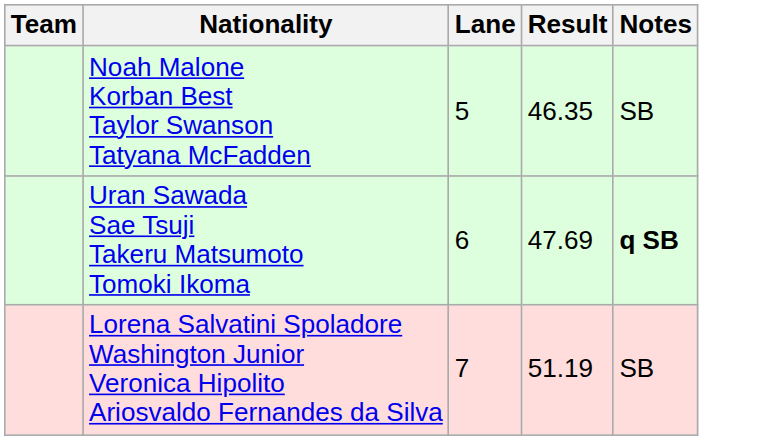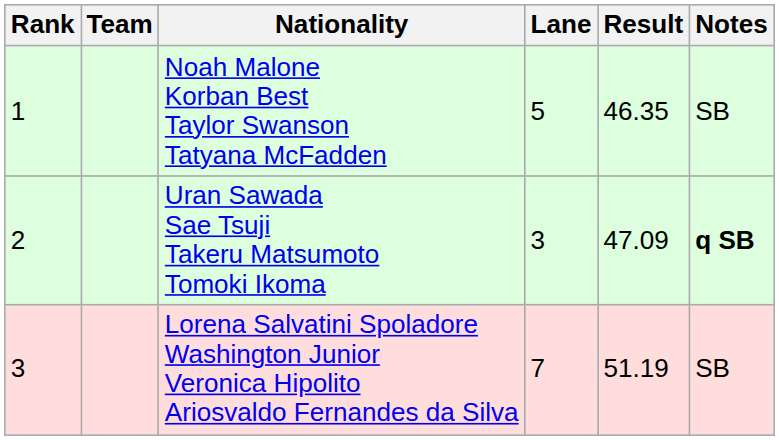+ column: (43, 25)
(462, 239) 6 -> (538, 239) 3
(560, 239) 47.69 -> (636, 239) 47.09
